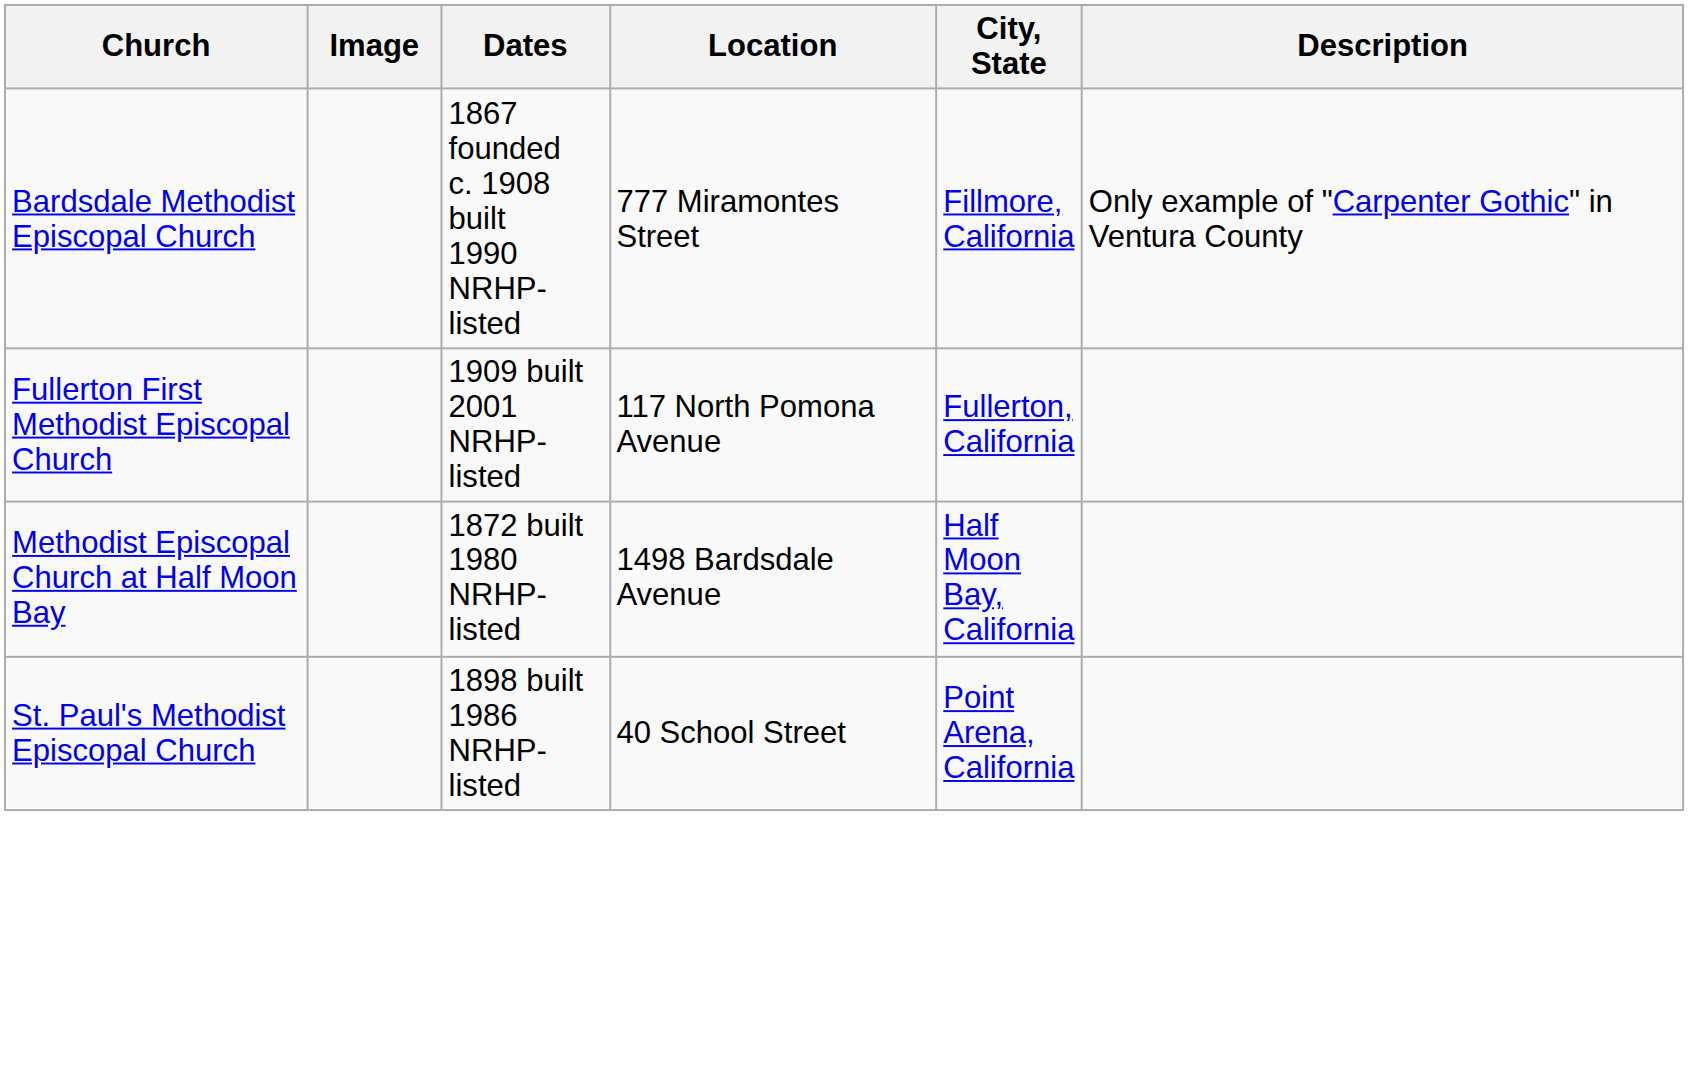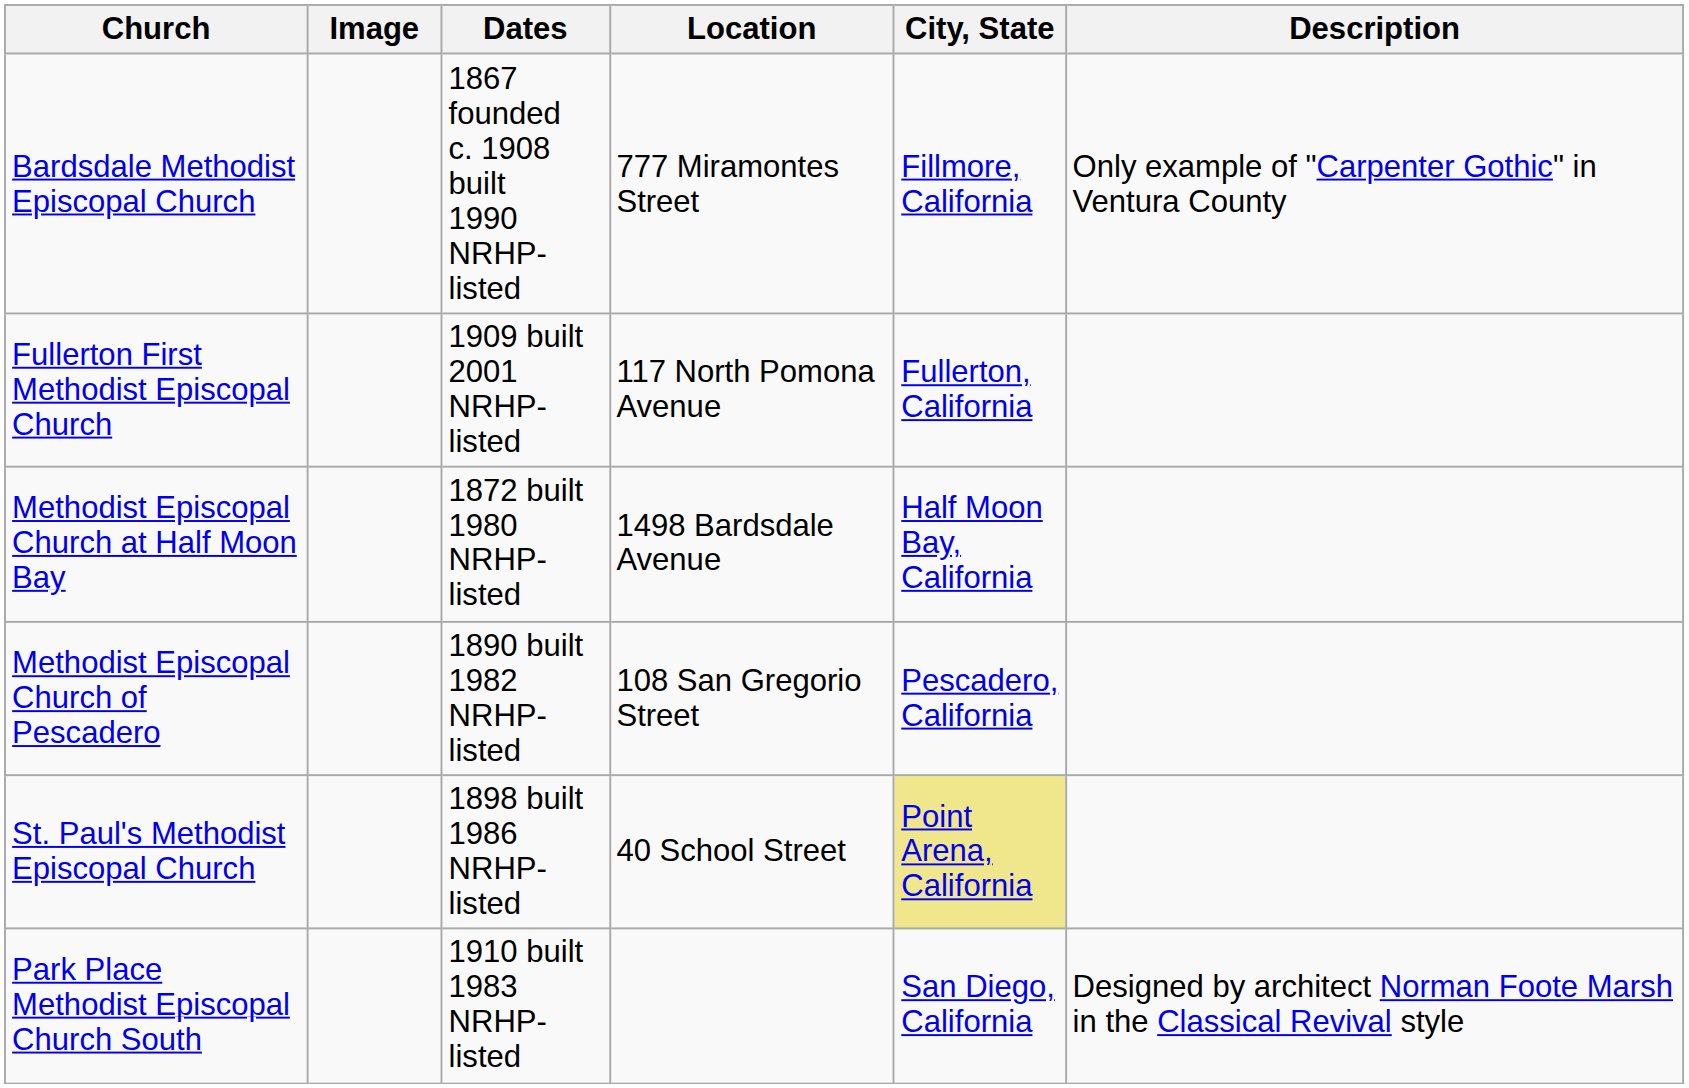+ row: (151, 697)
(1009, 732) no background -> (967, 851) khaki background
+ row: (151, 1005)
